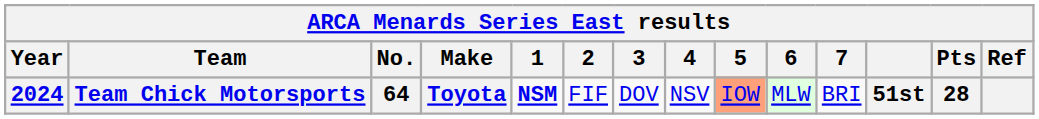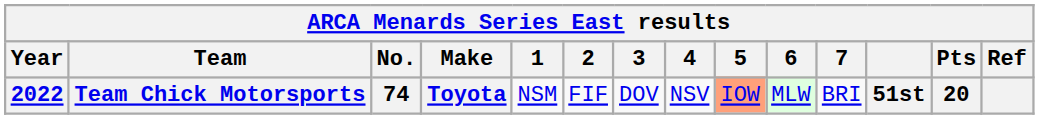(37, 95) 2024 -> (37, 95) 2022
(396, 95) 64 -> (396, 95) 74
(537, 95) bold -> (537, 95) normal
(956, 95) 28 -> (956, 95) 20
